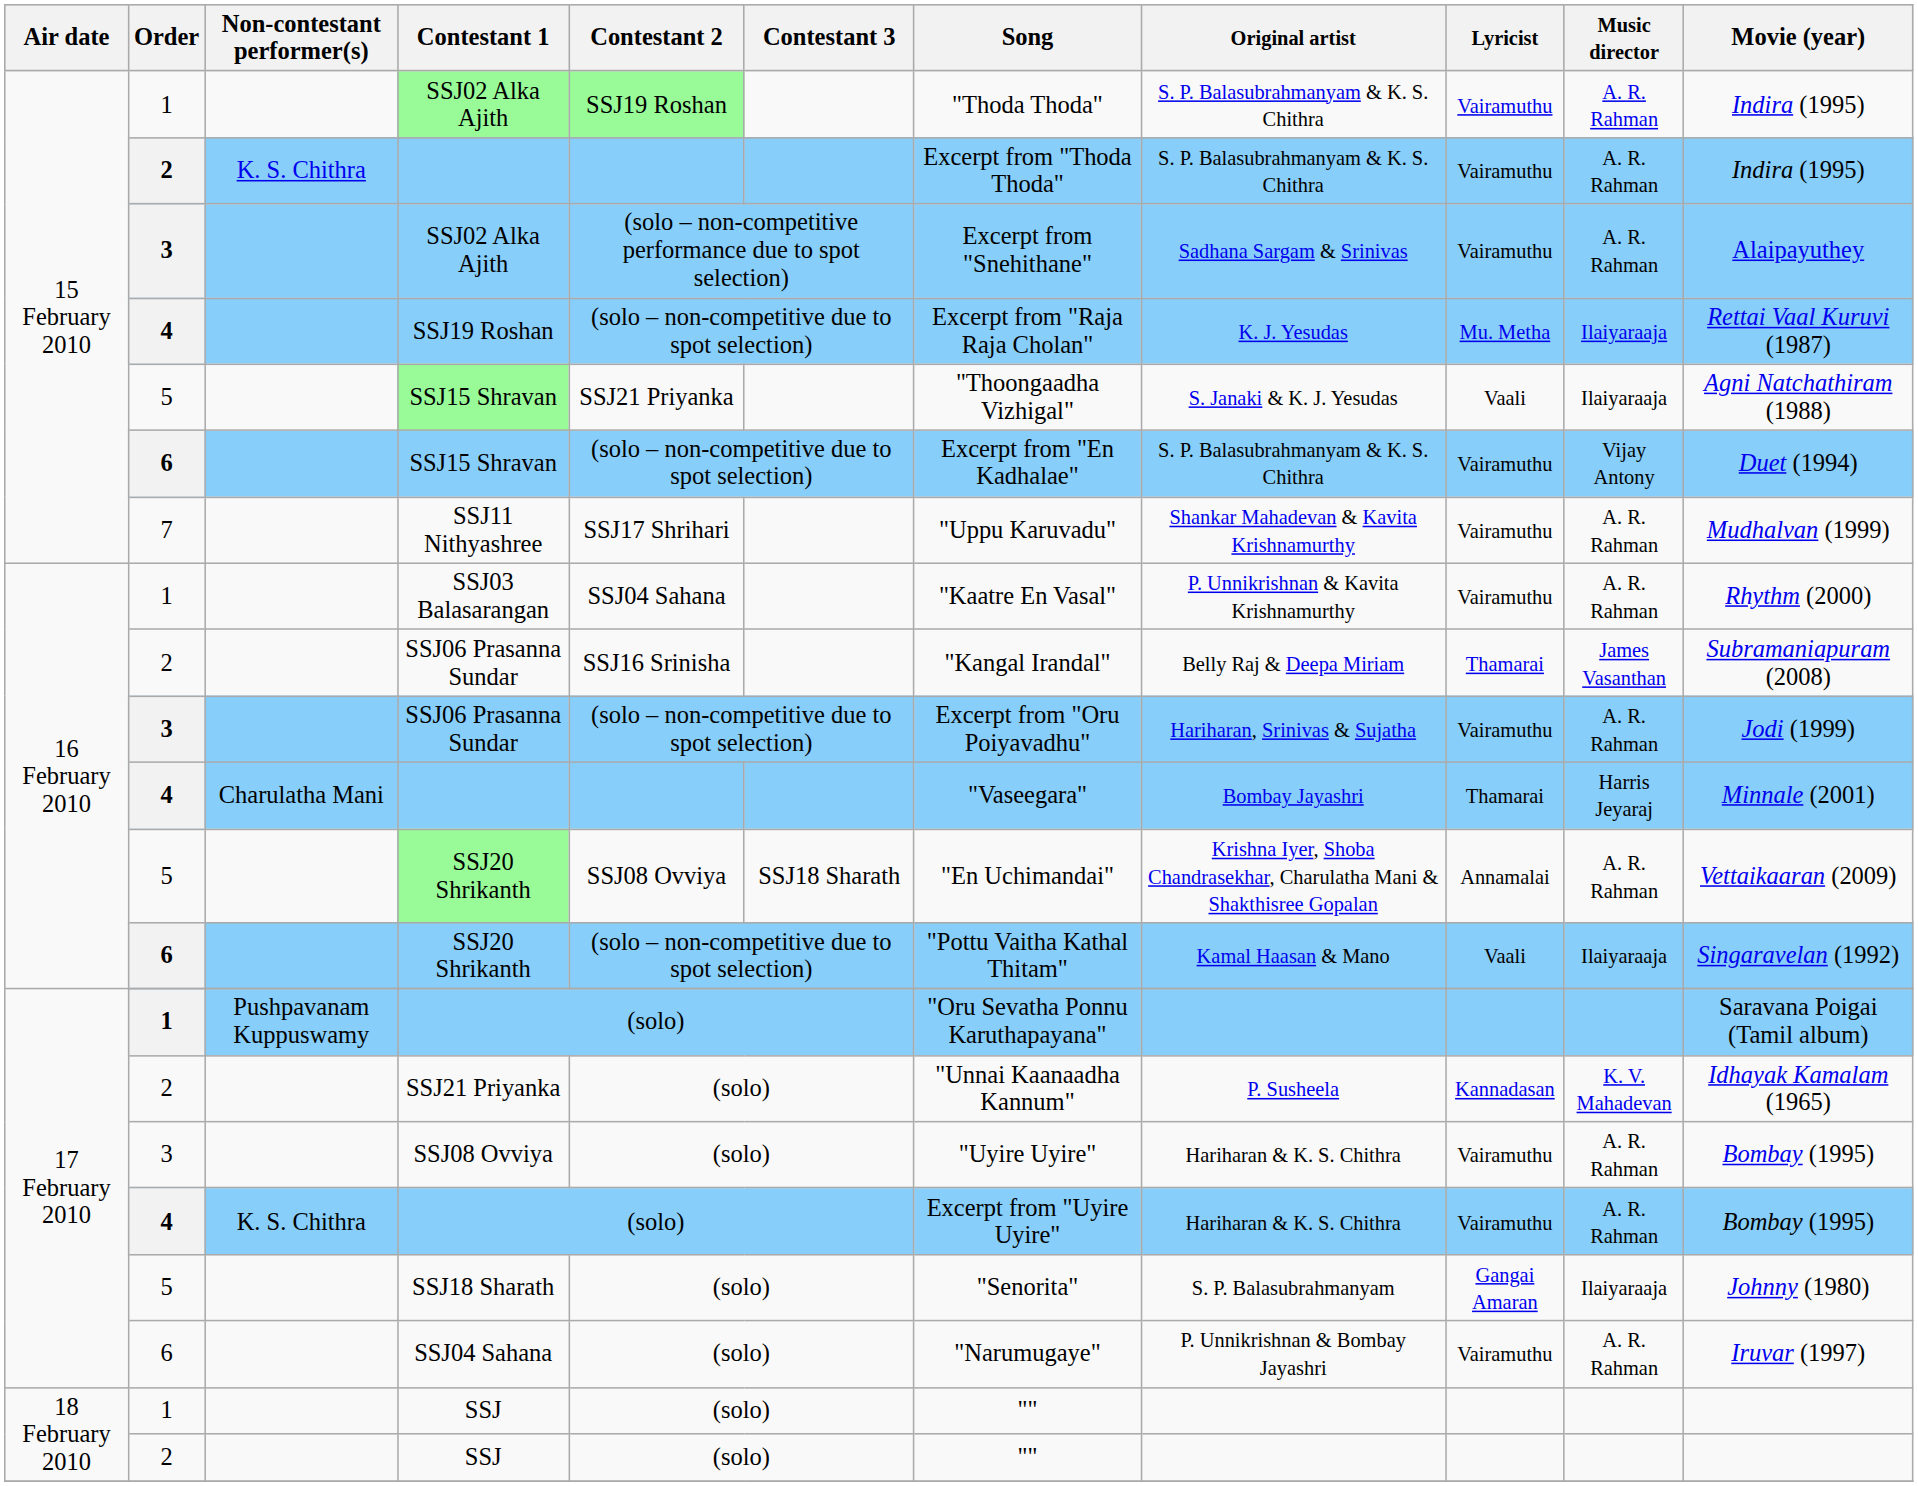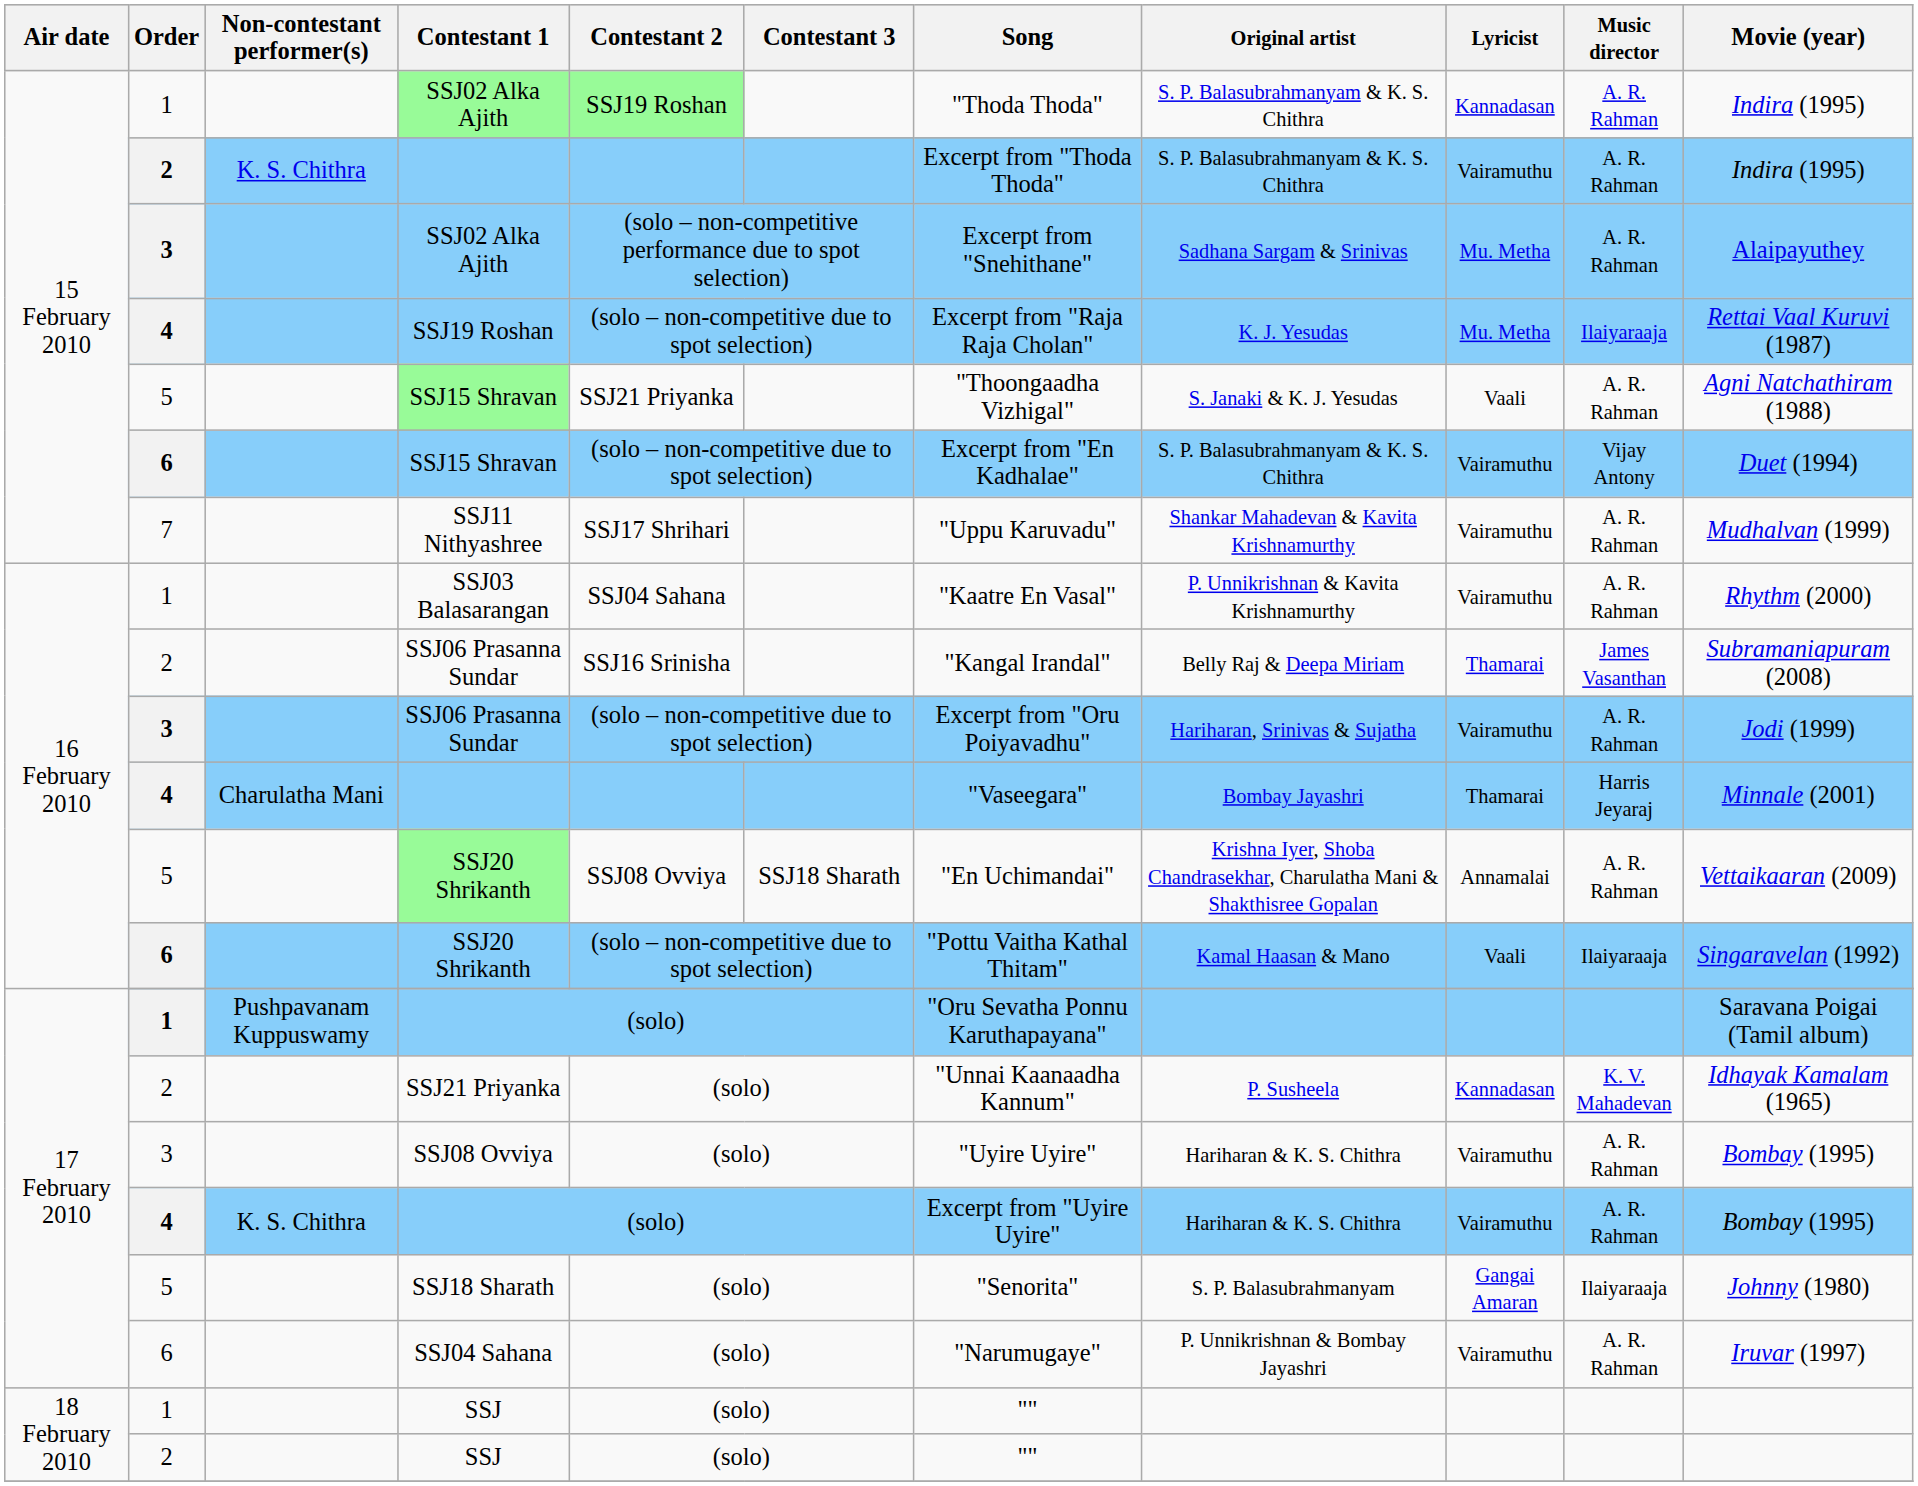(1505, 105) Vairamuthu -> (1505, 105) Kannadasan
(1505, 252) Vairamuthu -> (1505, 252) Mu. Metha
(1624, 398) Ilaiyaraaja -> (1624, 398) A. R. Rahman
